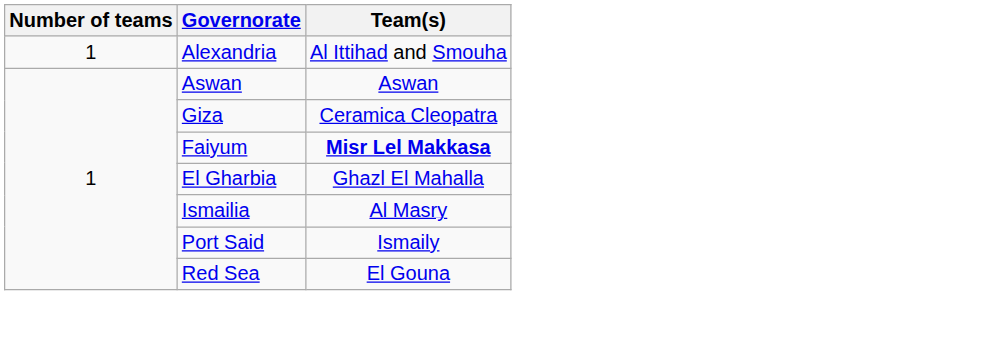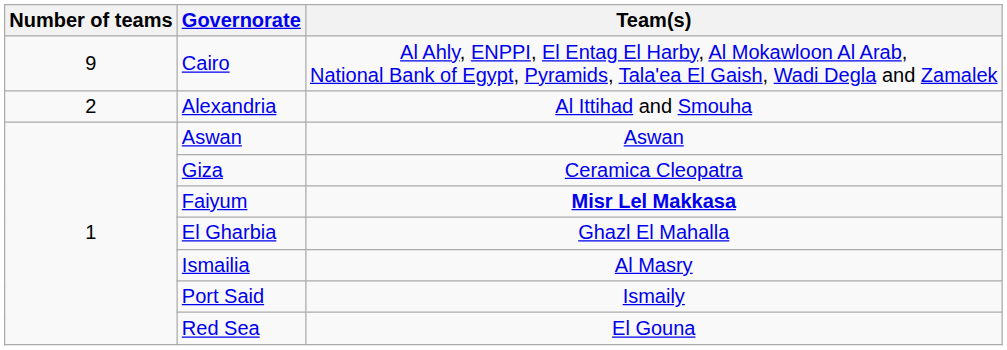+ row: (206, 63)
(91, 52) 1 -> (91, 106) 2
